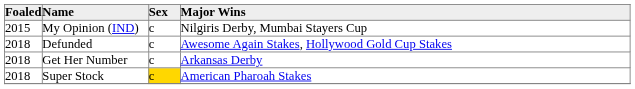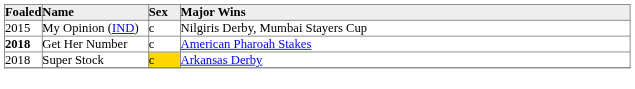- row: (67, 44)
(18, 59) normal -> (18, 44) bold
(221, 59) Arkansas Derby -> (246, 44) American Pharoah Stakes
(246, 75) American Pharoah Stakes -> (221, 59) Arkansas Derby
